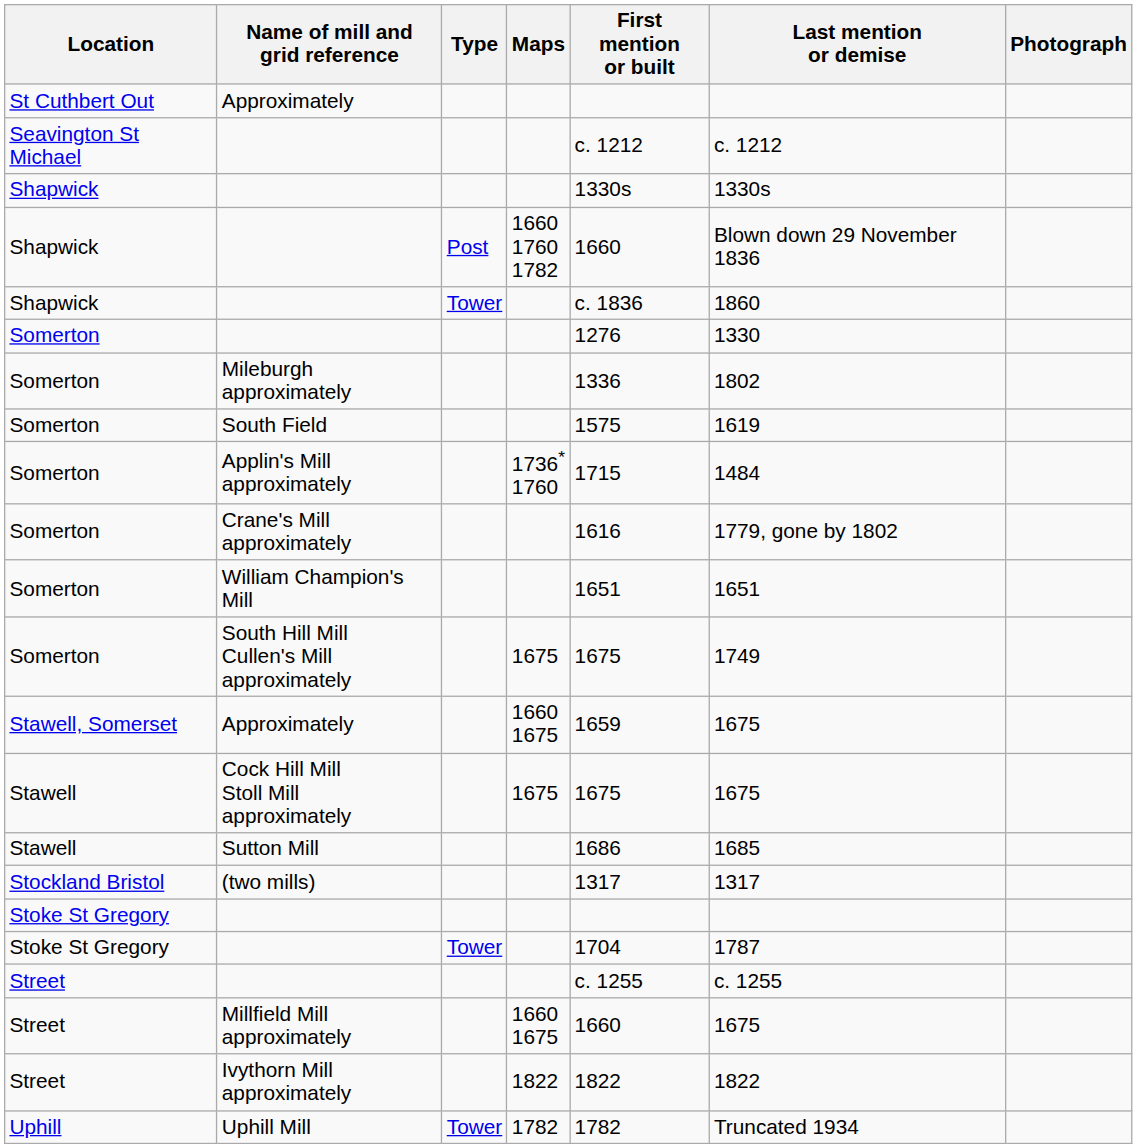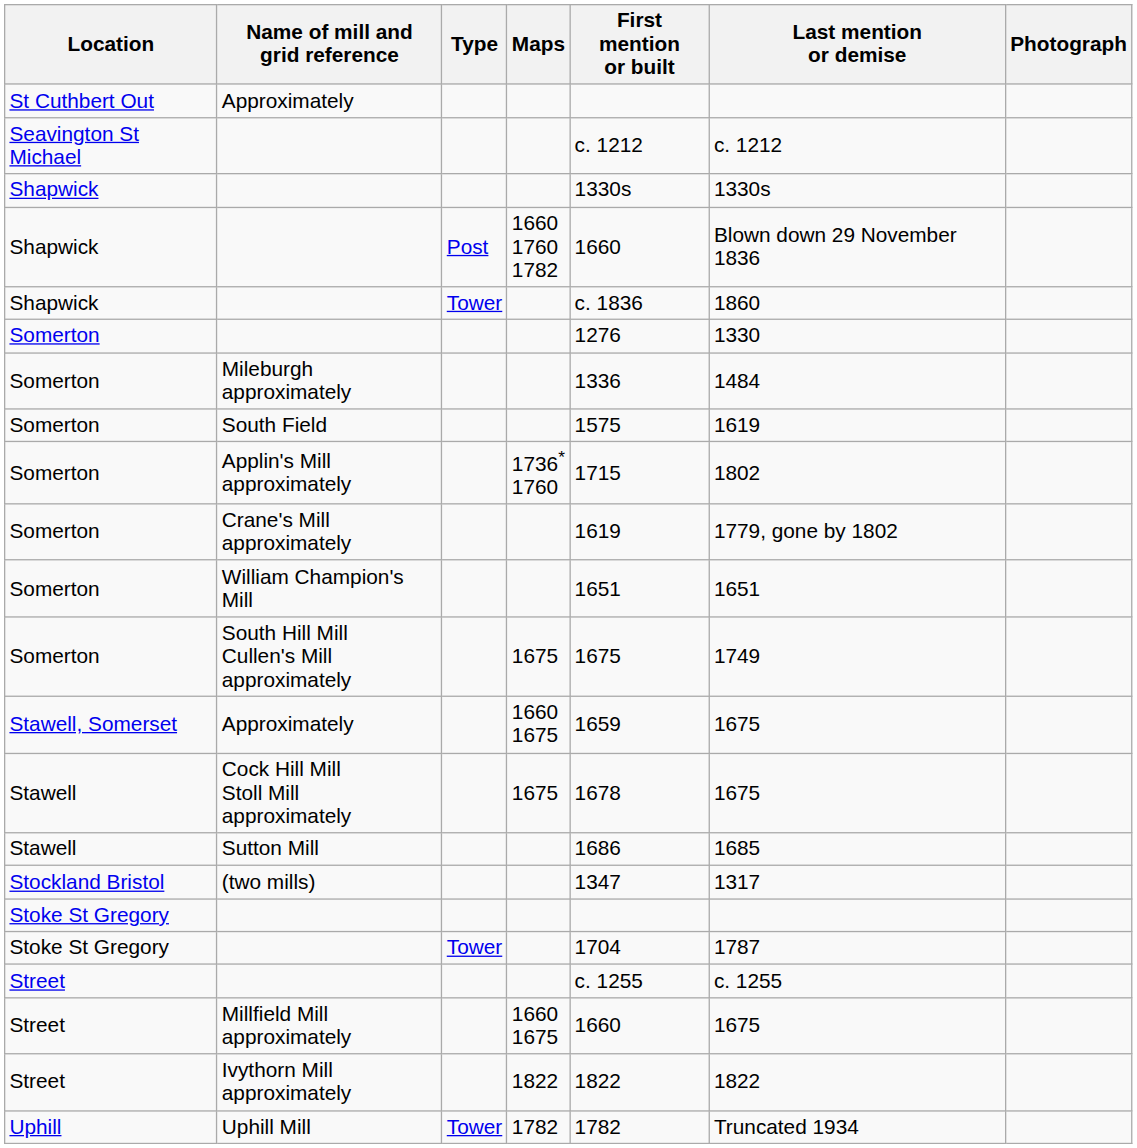(737, 380) 1802 -> (737, 380) 1484
(737, 472) 1484 -> (737, 472) 1802
(598, 531) 1616 -> (598, 531) 1619
(598, 792) 1675 -> (598, 792) 1678
(598, 882) 1317 -> (598, 882) 1347
